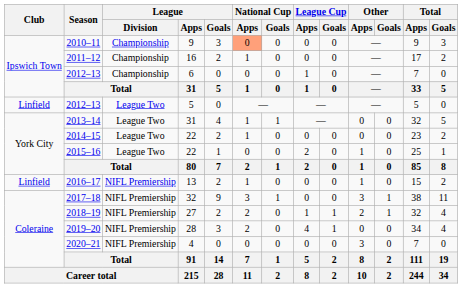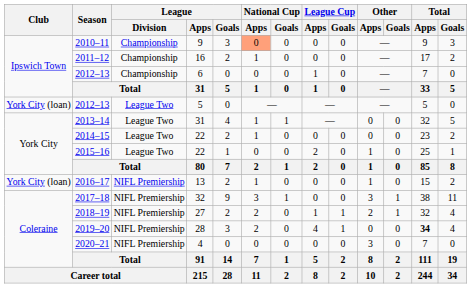(34, 105) Linfield -> (39, 105) York City (loan)
(34, 182) Linfield -> (39, 182) York City (loan)
(416, 228) normal -> (425, 228) bold
